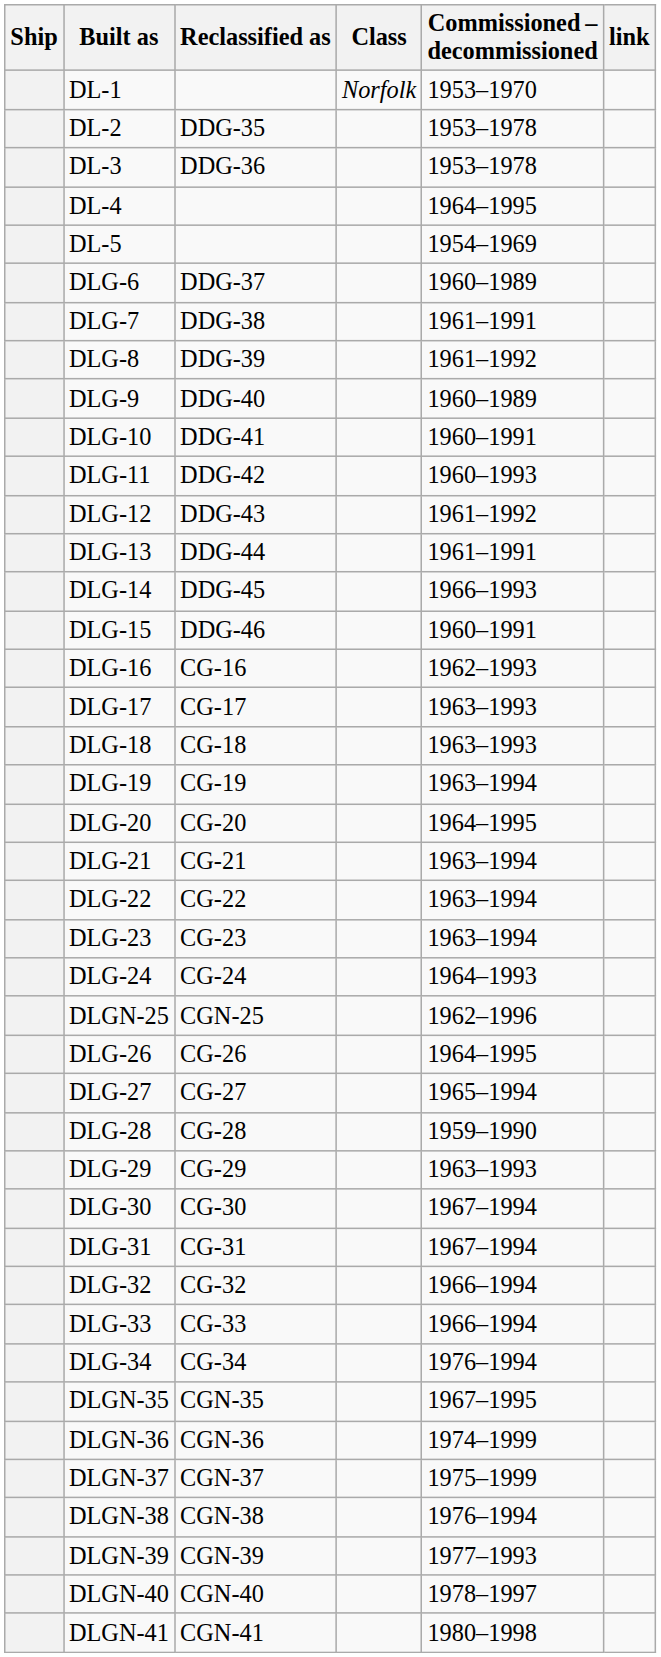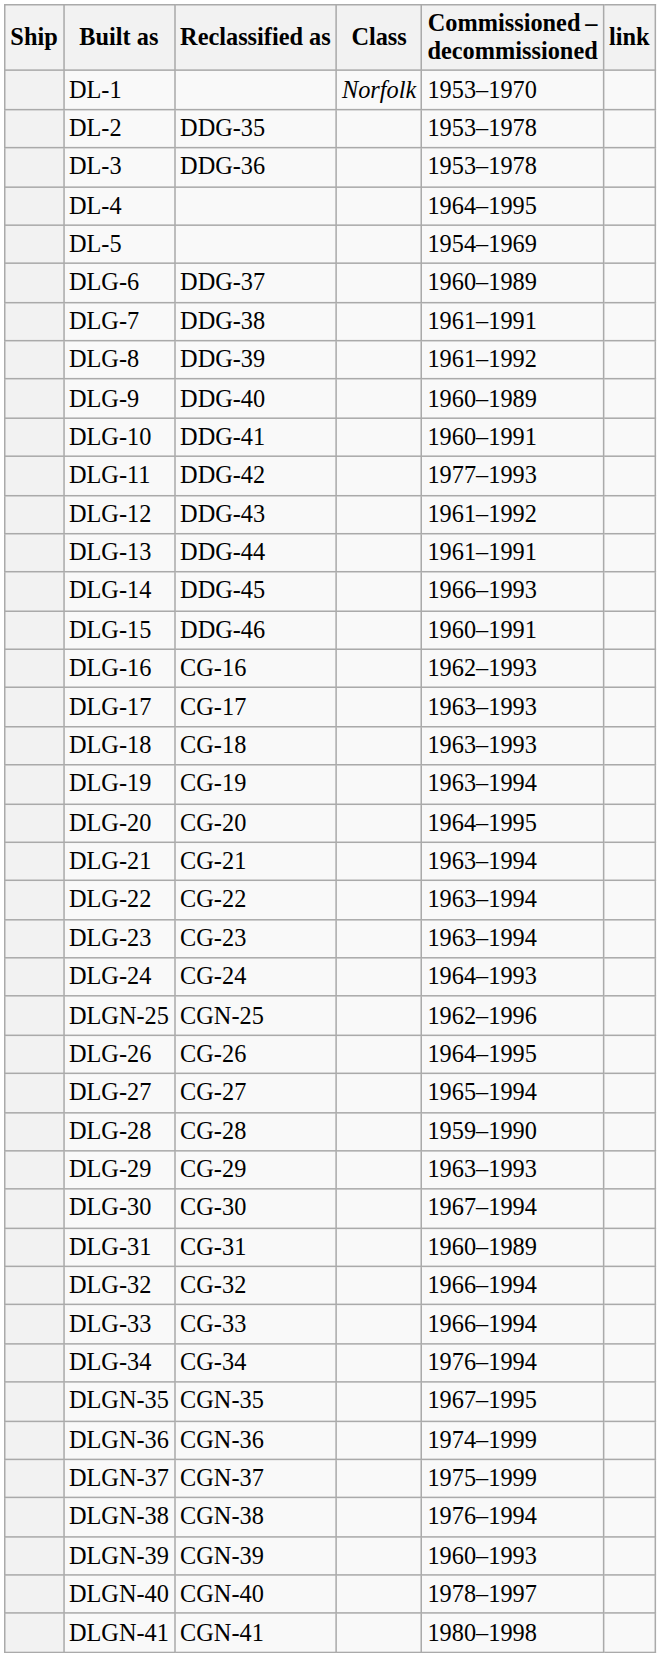(482, 475) 1960–1993 -> (482, 475) 1977–1993
(482, 1246) 1967–1994 -> (482, 1246) 1960–1989
(482, 1555) 1977–1993 -> (482, 1555) 1960–1993
